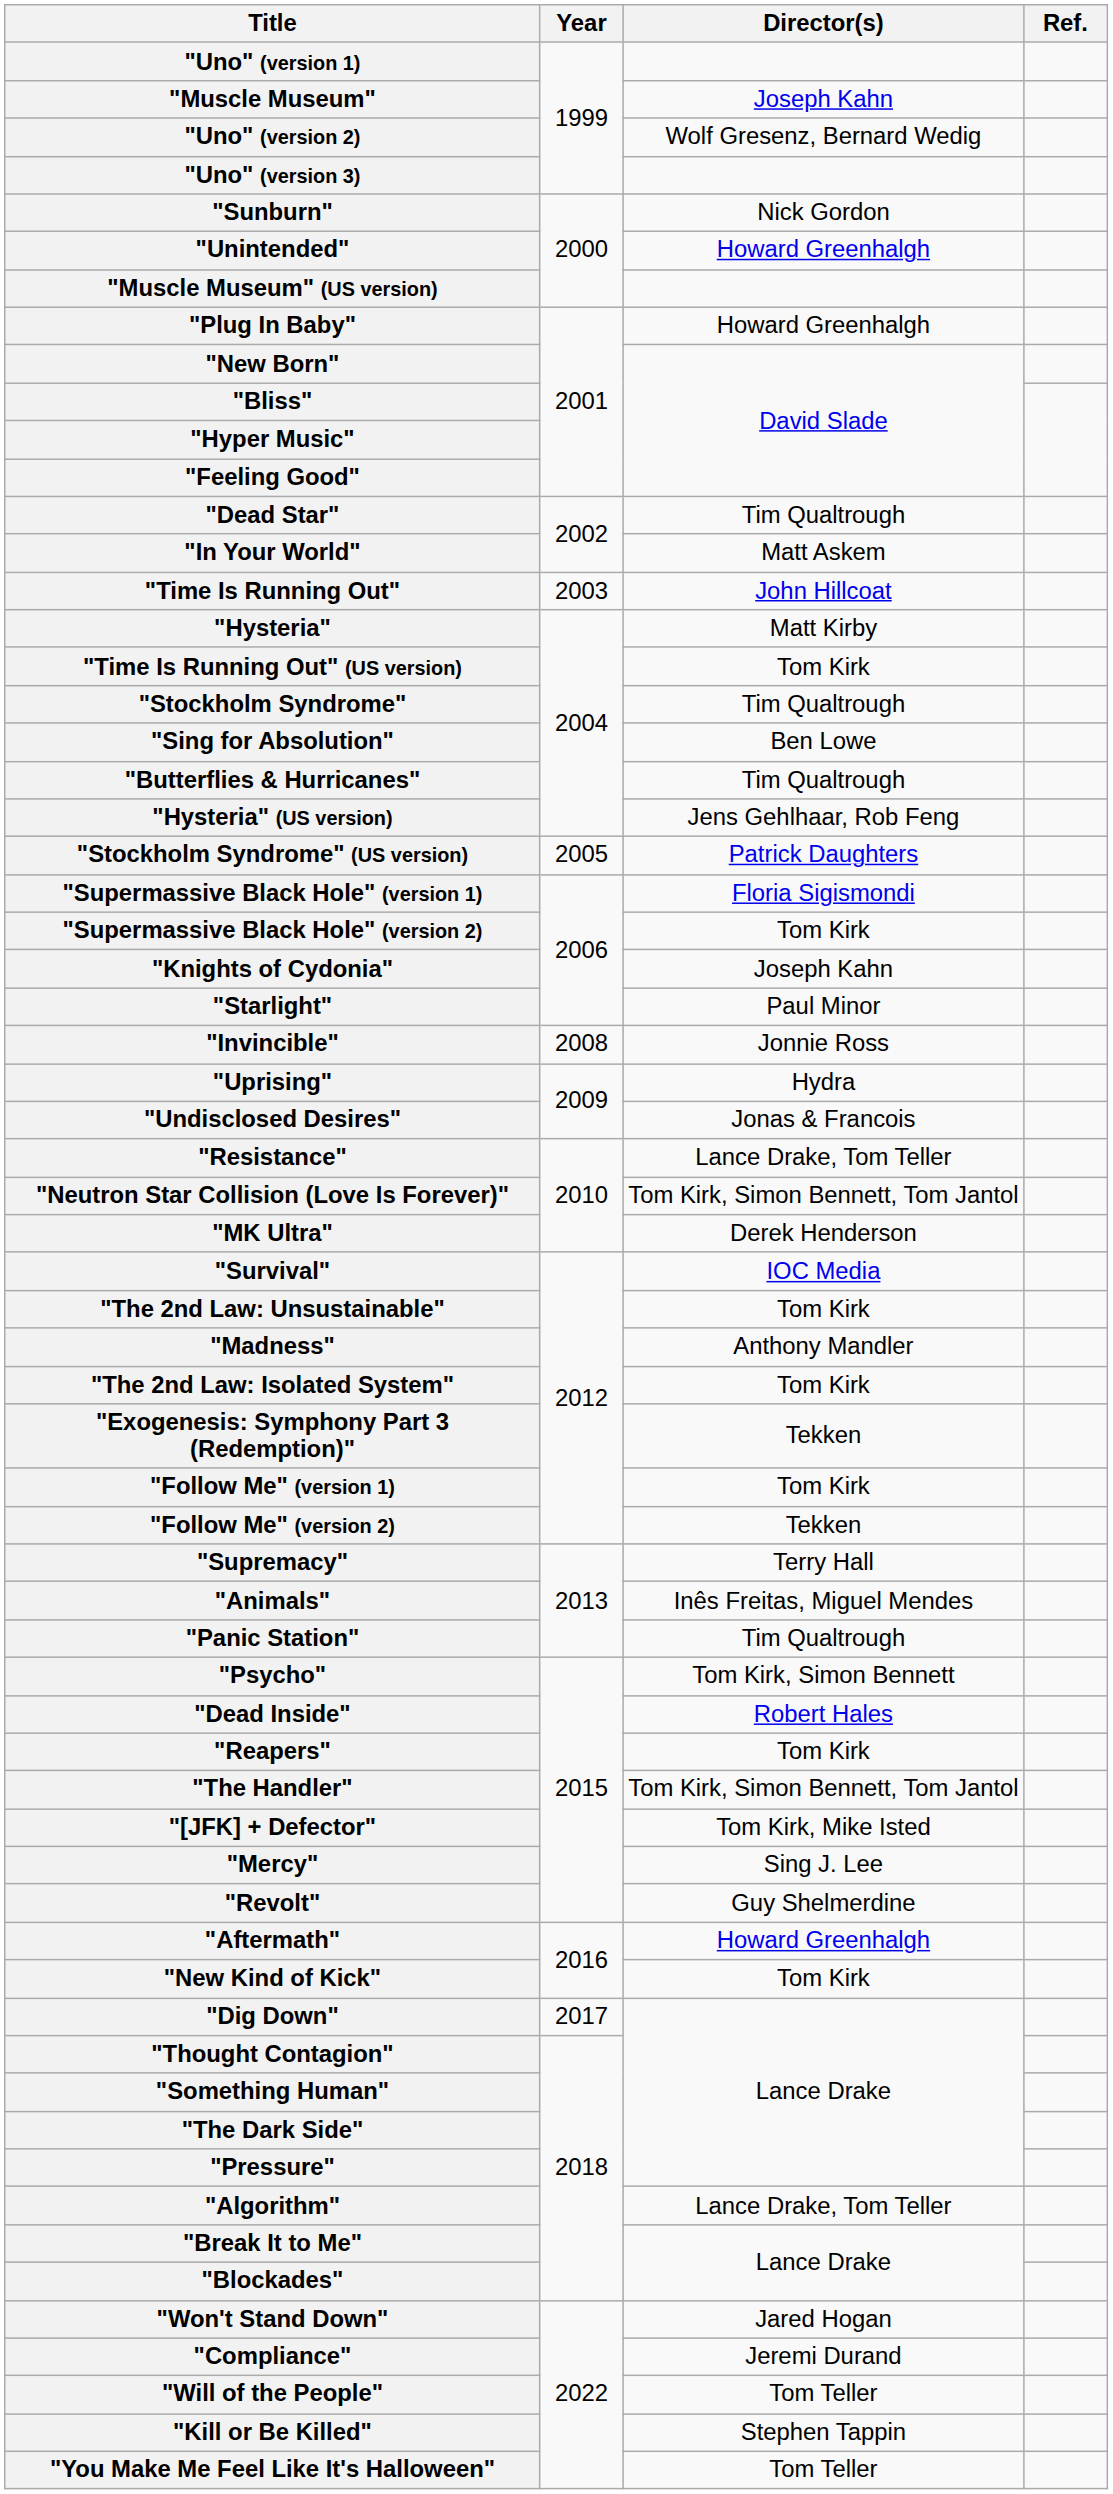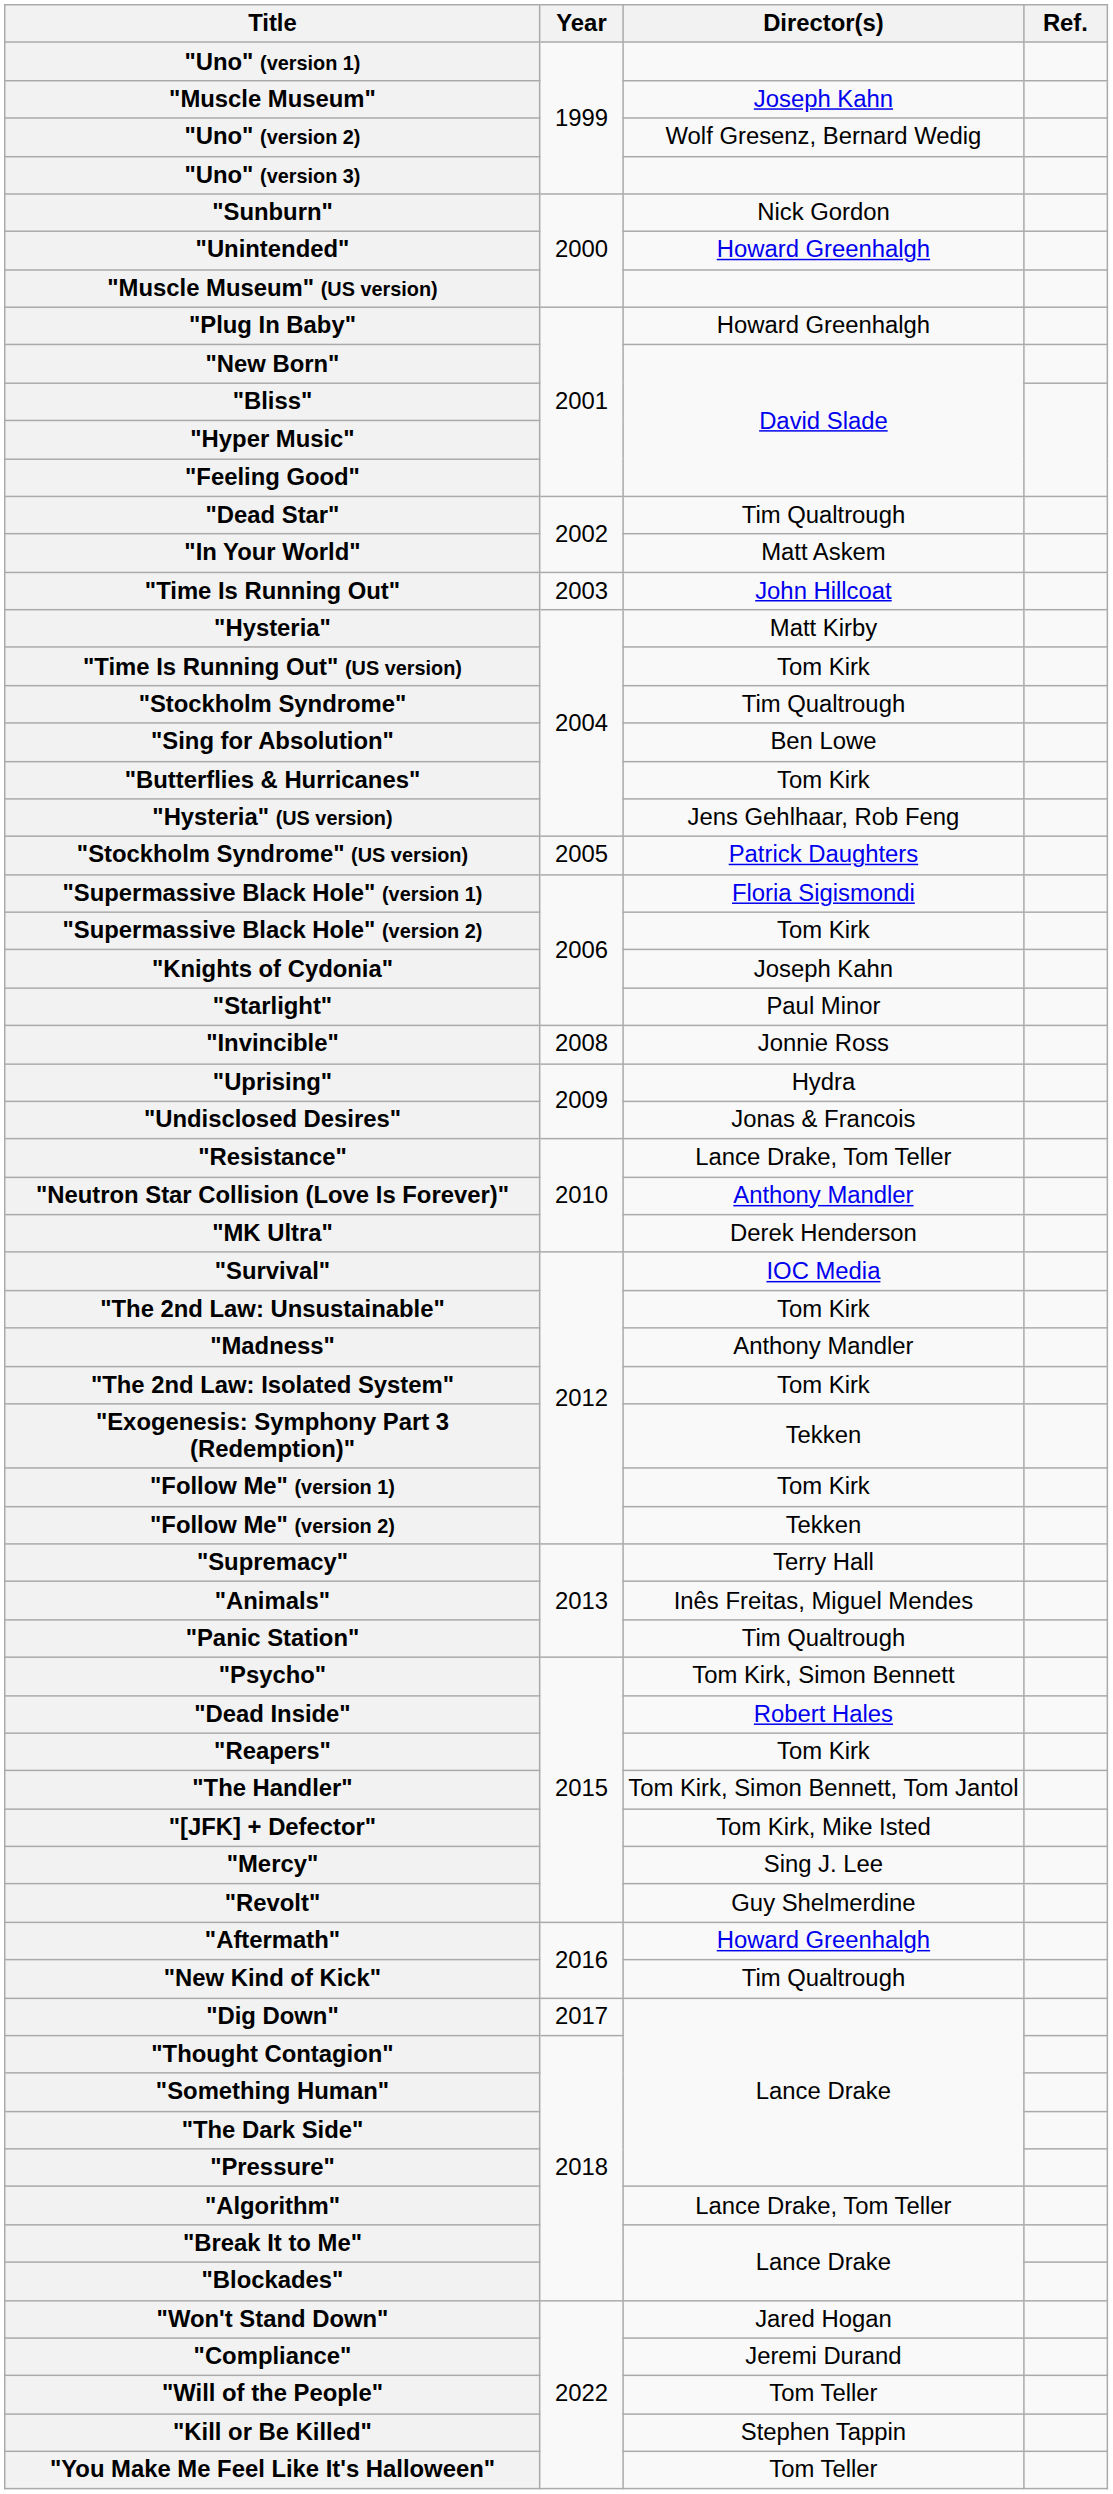(823, 779) Tim Qualtrough -> (823, 779) Tom Kirk
(823, 1195) Tom Kirk, Simon Bennett, Tom Jantol -> (823, 1195) Anthony Mandler
(823, 1978) Tom Kirk -> (823, 1978) Tim Qualtrough
